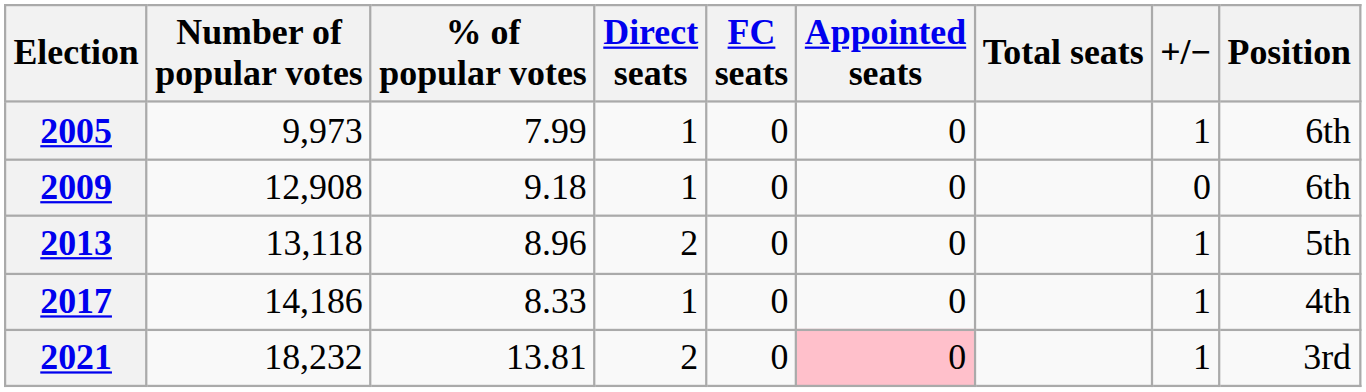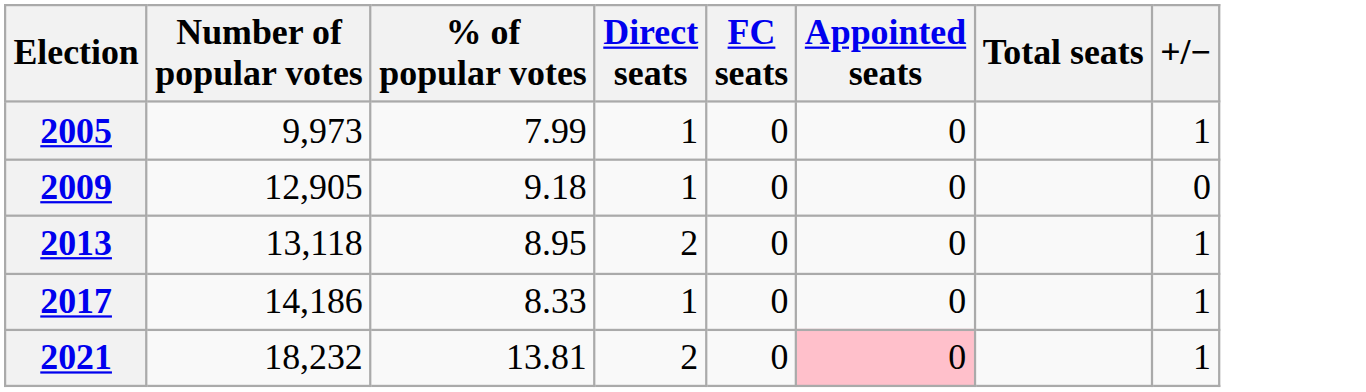- column: (1289, 53)
(314, 186) 12,908 -> (314, 186) 12,905
(555, 243) 8.96 -> (555, 243) 8.95
